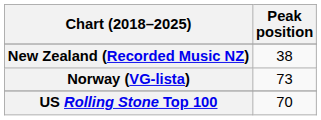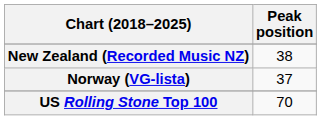(285, 79) 73 -> (285, 79) 37
